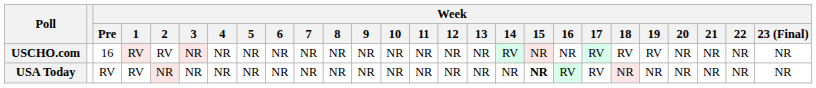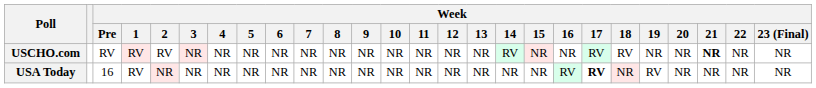(107, 53) 16 -> (107, 53) RV
(654, 53) RV -> (654, 53) NR
(711, 53) normal -> (711, 53) bold
(107, 72) RV -> (107, 72) 16
(539, 72) bold -> (539, 72) normal
(596, 72) normal -> (596, 72) bold
(654, 72) NR -> (654, 72) RV
